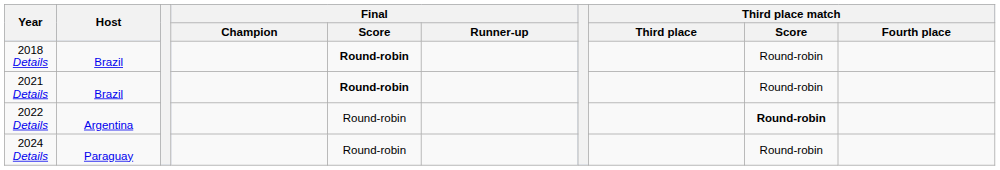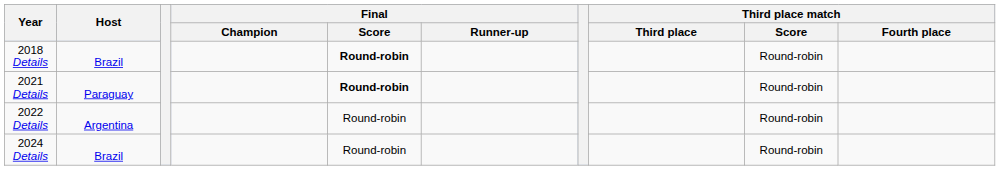(109, 94) Brazil -> (109, 94) Paraguay
(791, 119) bold -> (791, 119) normal
(109, 156) Paraguay -> (109, 156) Brazil
